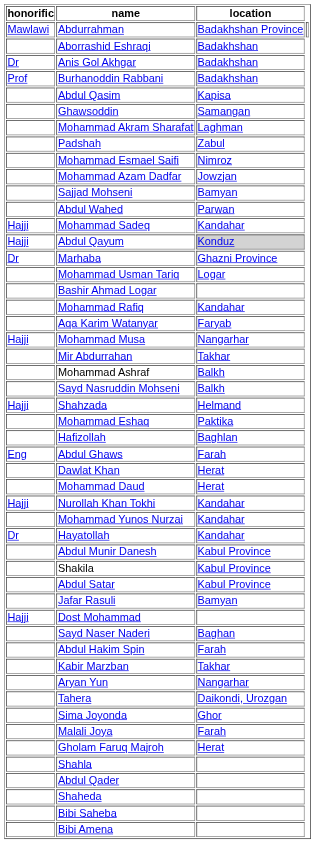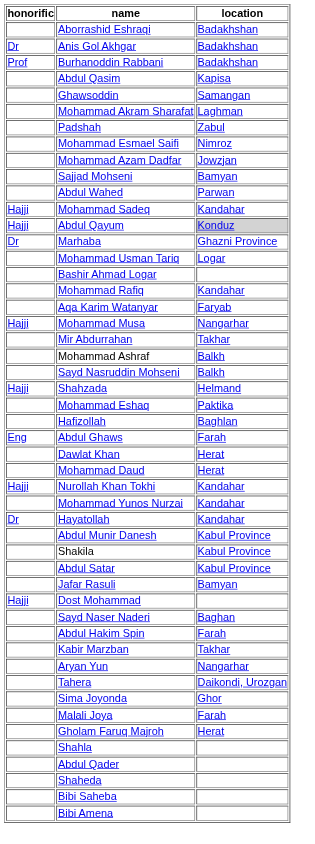- row: (91, 29)
